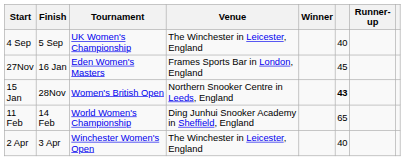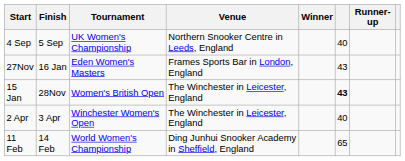(227, 42) The Winchester in Leicester, England -> (225, 42) Northern Snooker Centre in Leeds, England
(342, 68) 45 -> (342, 68) 43
(225, 93) Northern Snooker Centre in Leeds, England -> (227, 93) The Winchester in Leicester, England
rows swapped: (15, 118) <-> (17, 143)
